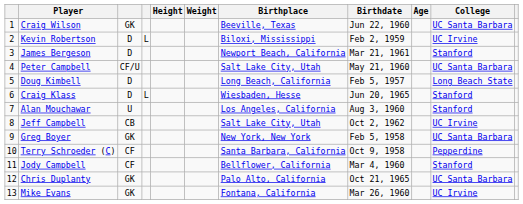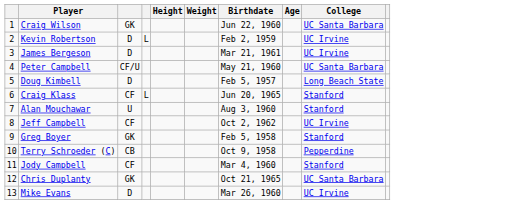- column: (283, 11)
(453, 53) Stanford -> (326, 53) UC Irvine
(130, 95) D -> (130, 95) CF
(130, 123) CB -> (130, 123) CF
(473, 137) UC Santa Barbara -> (324, 137) Stanford
(130, 151) CF -> (130, 151) CB
(130, 192) GK -> (130, 192) D
